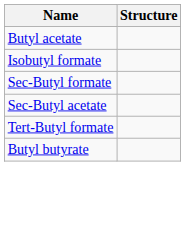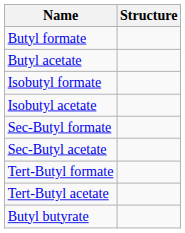+ row: (47, 37)
+ row: (52, 104)
+ row: (58, 194)
